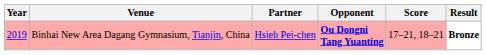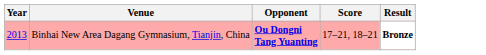- column: (285, 13)
(17, 35) 2019 -> (17, 35) 2013
